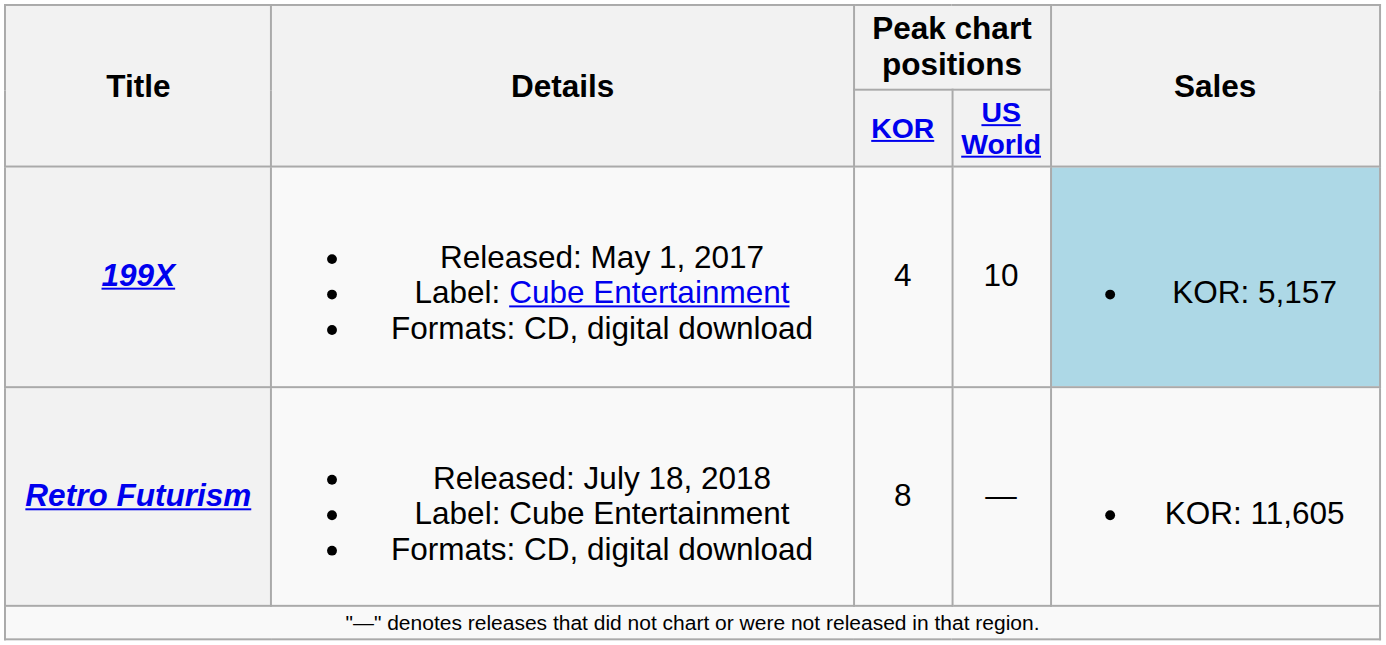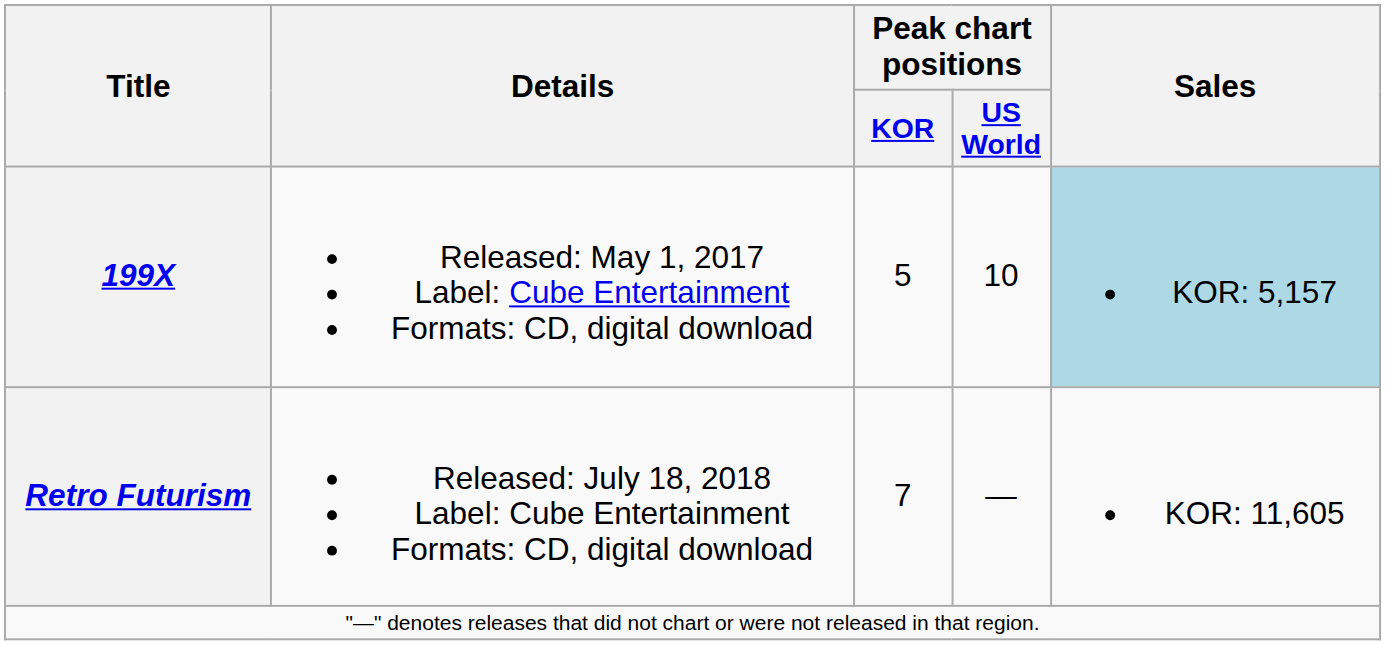(903, 275) 4 -> (903, 275) 5
(903, 495) 8 -> (903, 495) 7
